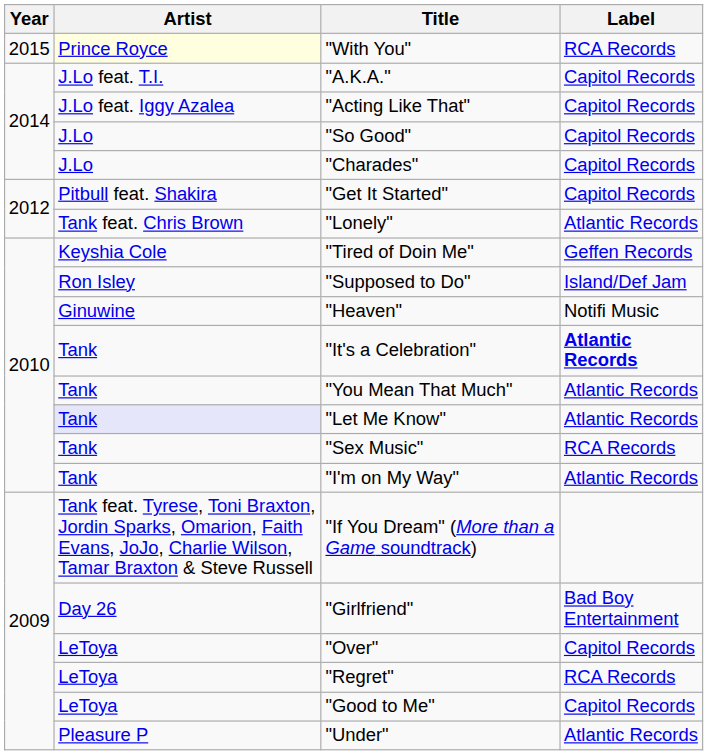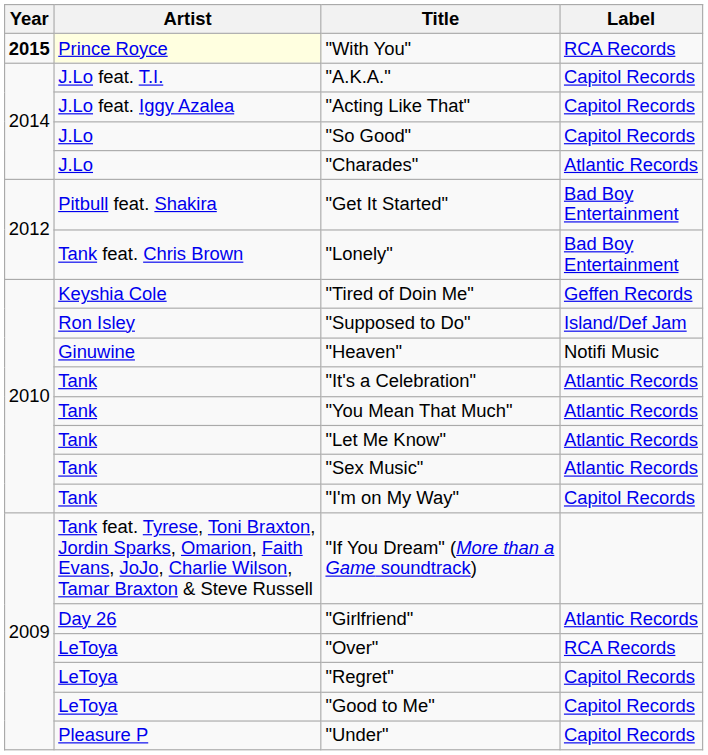(29, 48) normal -> (29, 48) bold
(629, 164) Capitol Records -> (631, 164) Atlantic Records
(629, 194) Capitol Records -> (621, 204) Bad Boy Entertainment
(631, 223) Atlantic Records -> (621, 254) Bad Boy Entertainment
(601, 350) bold -> (631, 381) normal
(78, 419) lavender background -> (78, 439) no background
(620, 448) RCA Records -> (631, 469) Atlantic Records
(631, 477) Atlantic Records -> (629, 498) Capitol Records
(621, 608) Bad Boy Entertainment -> (631, 618) Atlantic Records
(629, 647) Capitol Records -> (620, 647) RCA Records
(620, 677) RCA Records -> (629, 677) Capitol Records
(631, 735) Atlantic Records -> (629, 735) Capitol Records
